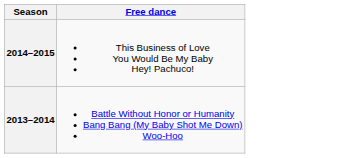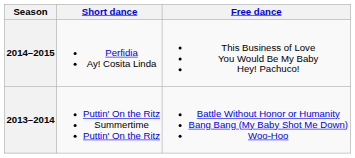+ column: (110, 12)
